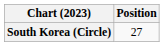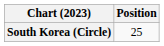(137, 32) 27 -> (137, 32) 25
